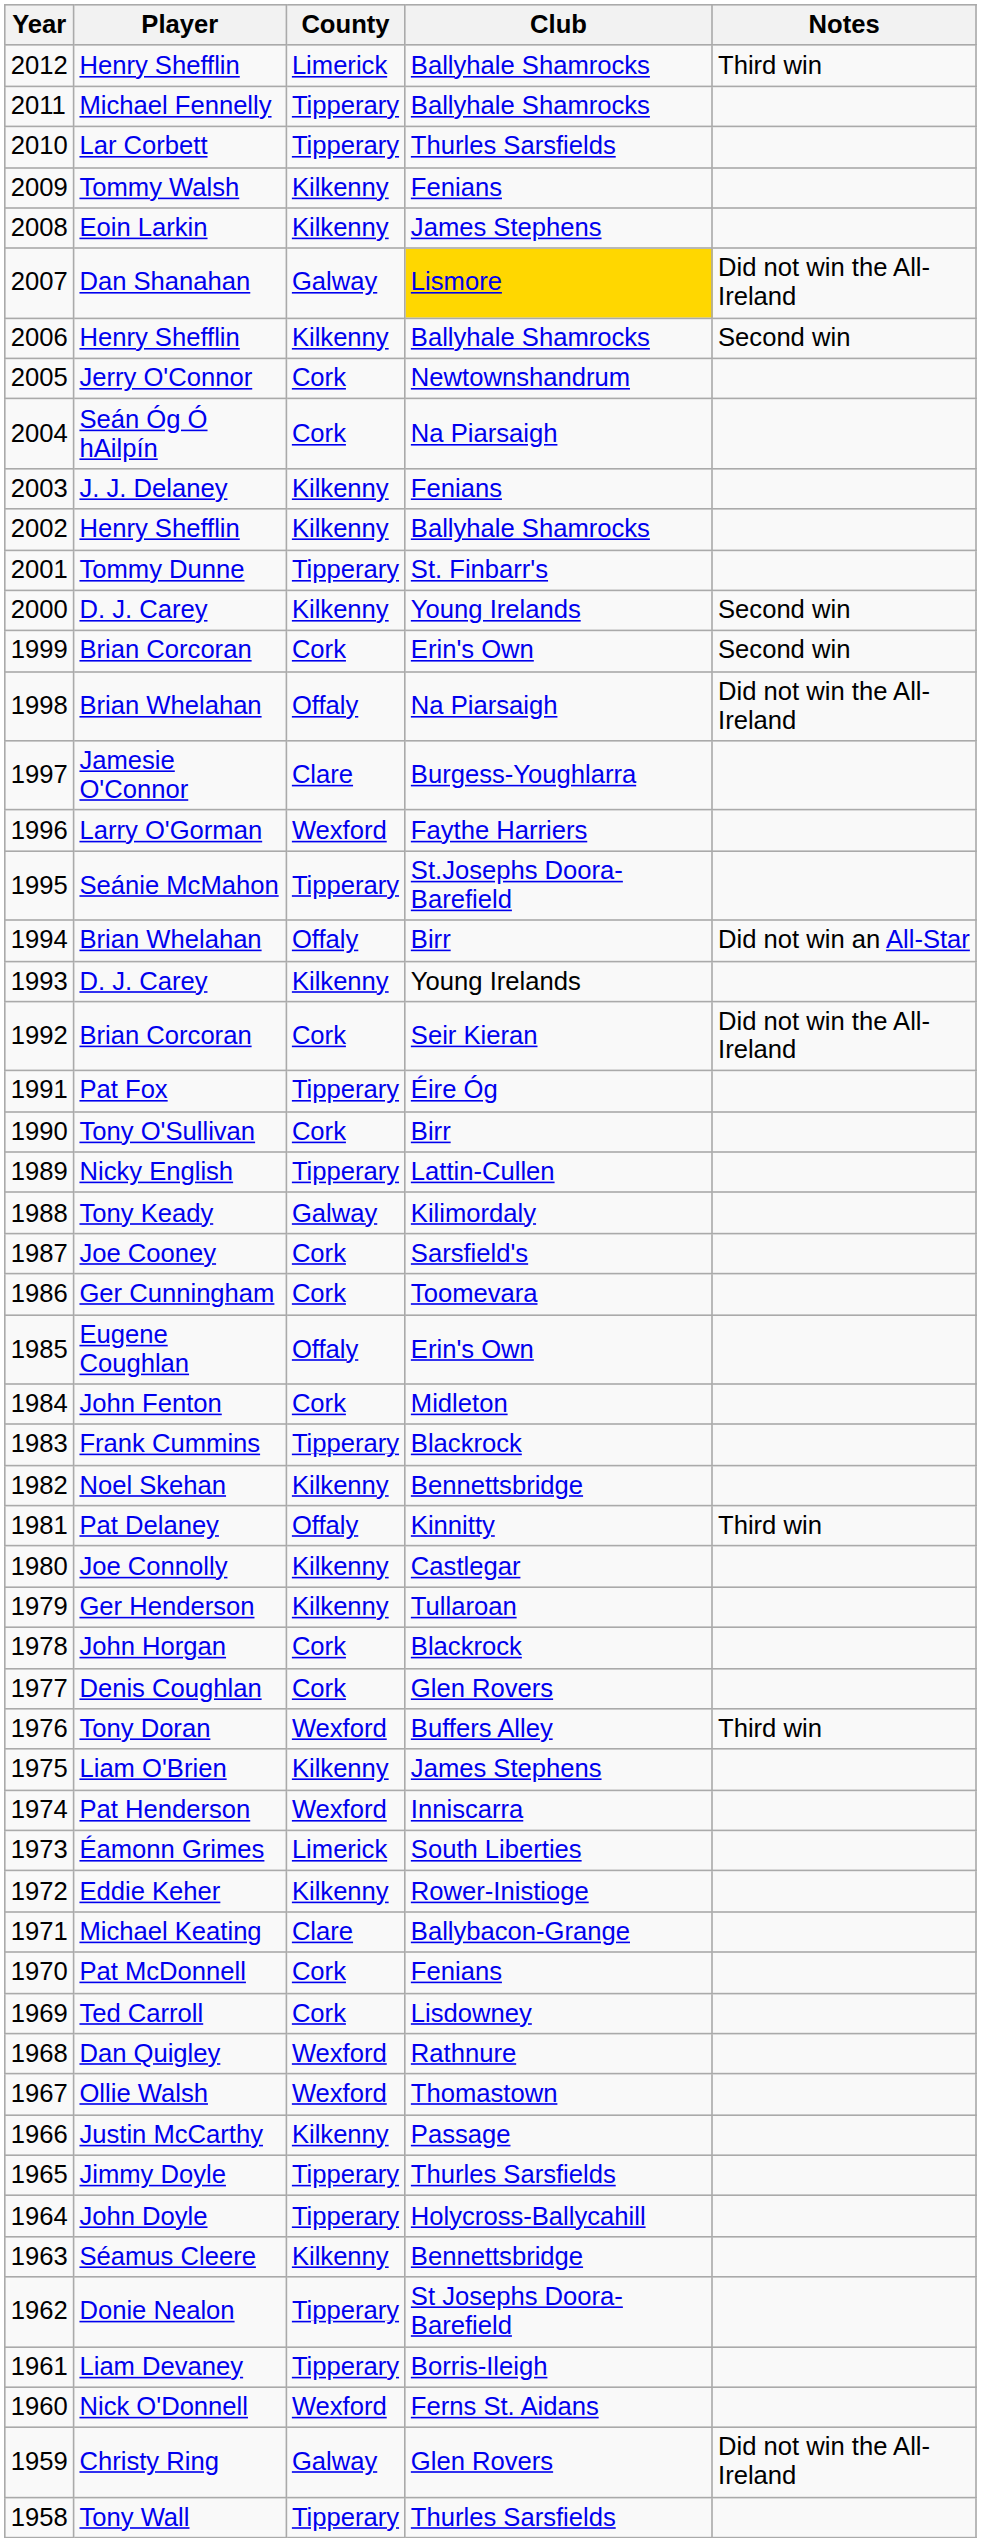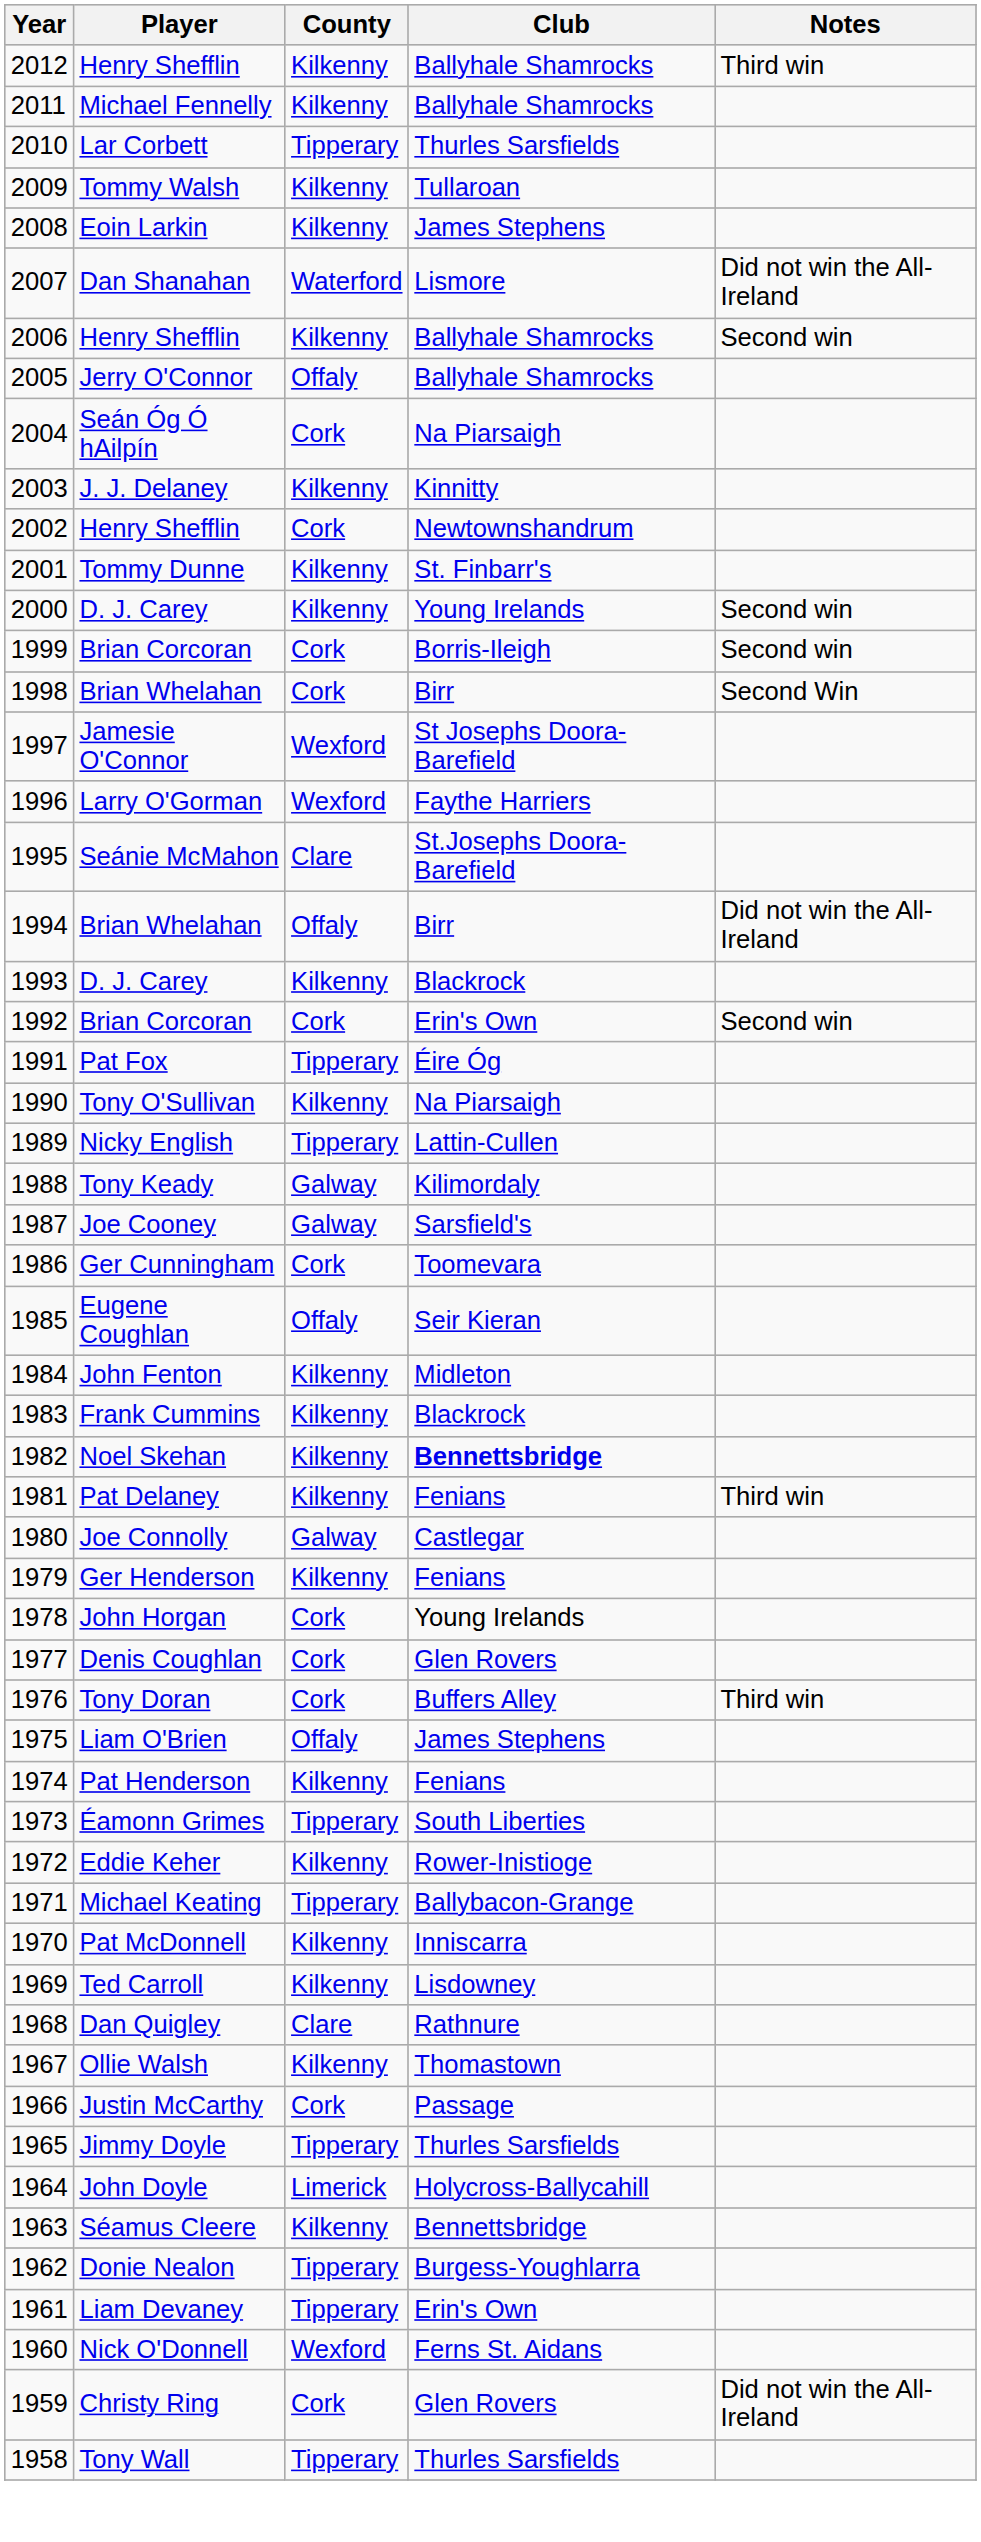(340, 65) Limerick -> (339, 65) Kilkenny
(345, 106) Tipperary -> (339, 106) Kilkenny
(456, 187) Fenians -> (467, 187) Tullaroan
(335, 282) Galway -> (347, 282) Waterford
(456, 282) gold background -> (460, 282) no background
(319, 378) Cork -> (324, 378) Offaly
(520, 378) Newtownshandrum -> (534, 378) Ballyhale Shamrocks
(456, 488) Fenians -> (456, 488) Kinnitty
(340, 529) Kilkenny -> (318, 529) Cork
(530, 529) Ballyhale Shamrocks -> (524, 529) Newtownshandrum
(345, 569) Tipperary -> (339, 569) Kilkenny
(472, 650) Erin's Own -> (483, 650) Borris-Ileigh
(325, 705) Offaly -> (318, 691) Cork
(484, 705) Na Piarsaigh -> (434, 691) Birr
(824, 705) Did not win the All-Ireland -> (789, 691) Second Win
(322, 775) Clare -> (339, 746) Wexford
(524, 775) Burgess-Youghlarra -> (520, 746) St Josephs Doora-Barefield
(345, 885) Tipperary -> (322, 856) Clare
(844, 940) Did not win an All-Star -> (826, 925) Did not win the All-Ireland
(496, 980) Young Irelands -> (470, 980) Blackrock
(474, 1035) Seir Kieran -> (476, 1021) Erin's Own
(824, 1035) Did not win the All-Ireland -> (787, 1021) Second win
(319, 1131) Cork -> (339, 1102) Kilkenny
(431, 1131) Birr -> (488, 1102) Na Piarsaigh
(319, 1253) Cork -> (334, 1224) Galway
(472, 1348) Erin's Own -> (478, 1320) Seir Kieran
(319, 1403) Cork -> (339, 1374) Kilkenny
(345, 1444) Tipperary -> (339, 1415) Kilkenny
(497, 1484) normal -> (508, 1456) bold
(325, 1525) Offaly -> (339, 1496) Kilkenny
(453, 1525) Kinnitty -> (460, 1496) Fenians
(340, 1566) Kilkenny -> (334, 1537) Galway
(464, 1606) Tullaroan -> (460, 1578) Fenians
(466, 1647) Blackrock -> (499, 1618) Young Irelands
(339, 1728) Wexford -> (318, 1699) Cork
(340, 1769) Kilkenny -> (324, 1740) Offaly
(339, 1809) Wexford -> (339, 1780) Kilkenny
(467, 1809) Inniscarra -> (460, 1780) Fenians
(340, 1850) Limerick -> (345, 1821) Tipperary
(322, 1931) Clare -> (345, 1902) Tipperary
(319, 1972) Cork -> (339, 1943) Kilkenny
(456, 1972) Fenians -> (471, 1943) Inniscarra
(319, 2012) Cork -> (339, 1984) Kilkenny
(339, 2053) Wexford -> (322, 2024) Clare
(339, 2094) Wexford -> (339, 2065) Kilkenny
(340, 2134) Kilkenny -> (318, 2105) Cork
(345, 2215) Tipperary -> (339, 2186) Limerick
(517, 2311) St Josephs Doora-Barefield -> (527, 2268) Burgess-Youghlarra
(479, 2366) Borris-Ileigh -> (476, 2308) Erin's Own
(335, 2462) Galway -> (318, 2404) Cork
